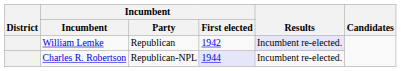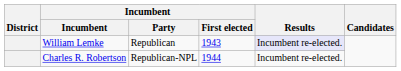(211, 43) 1942 -> (211, 43) 1943
(211, 58) lavender background -> (211, 58) no background
